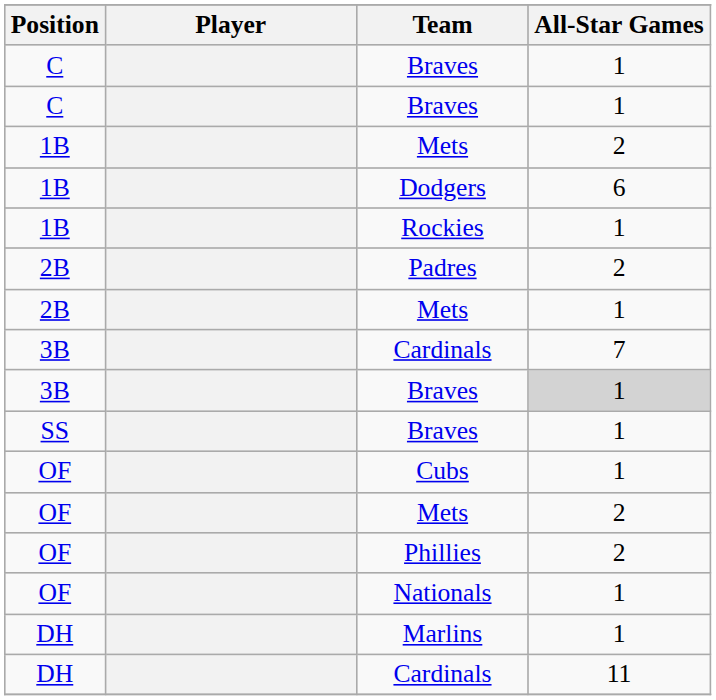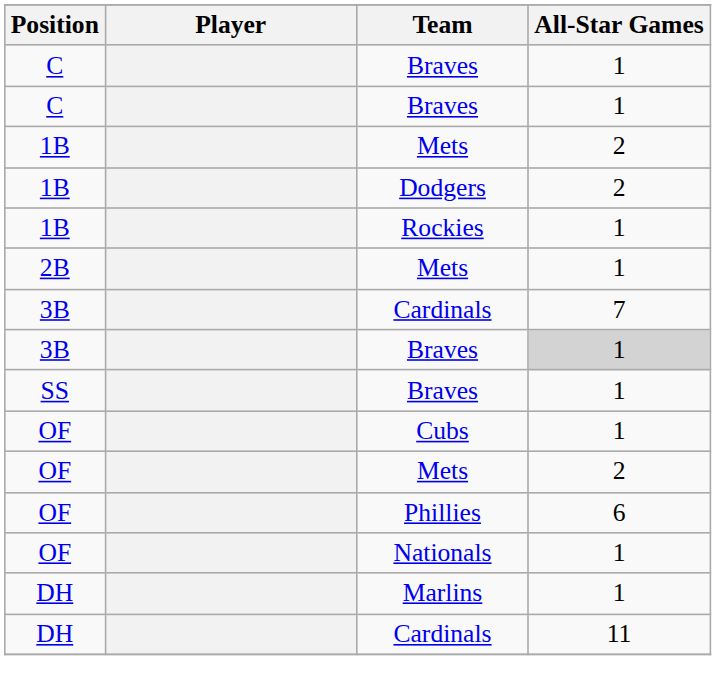(619, 187) 6 -> (619, 187) 2
- row: (55, 268)
(619, 552) 2 -> (619, 512) 6
